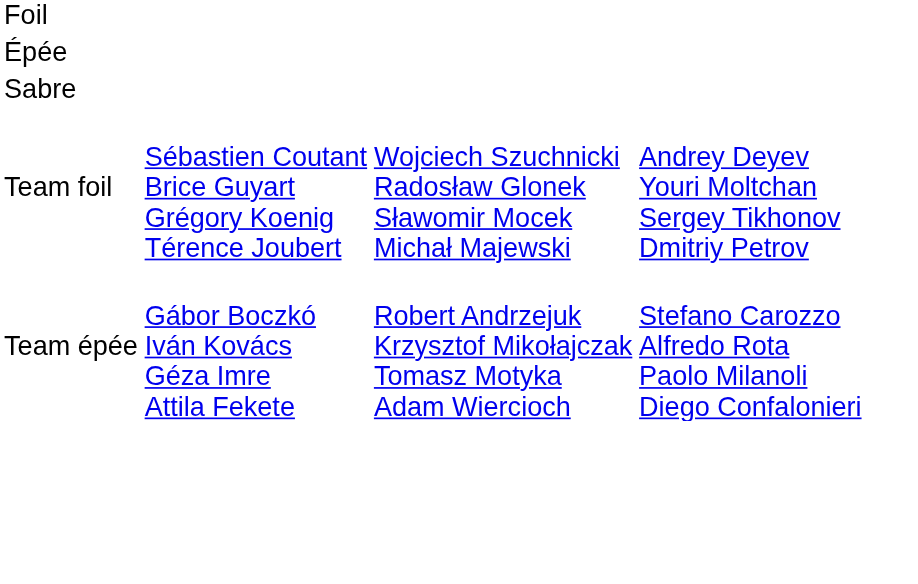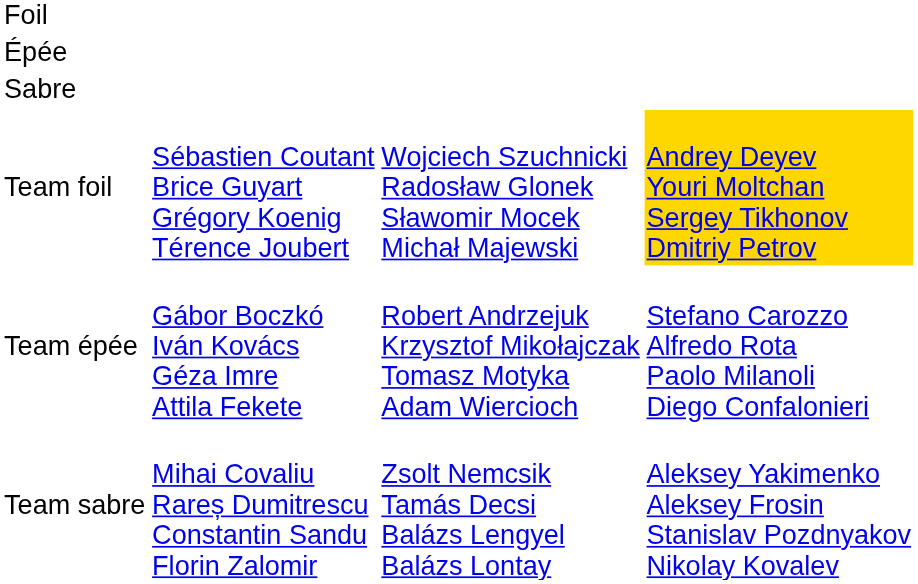(740, 202) no background -> (747, 202) gold background
+ row: (75, 505)
